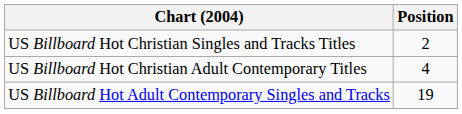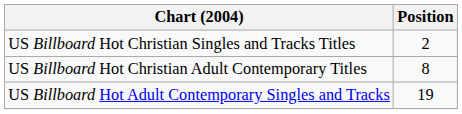(425, 69) 4 -> (425, 69) 8
